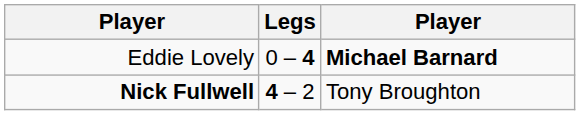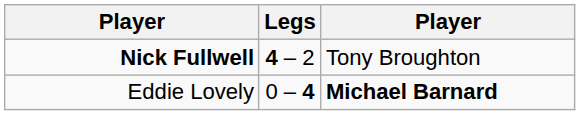rows swapped: (187, 92) <-> (191, 57)
